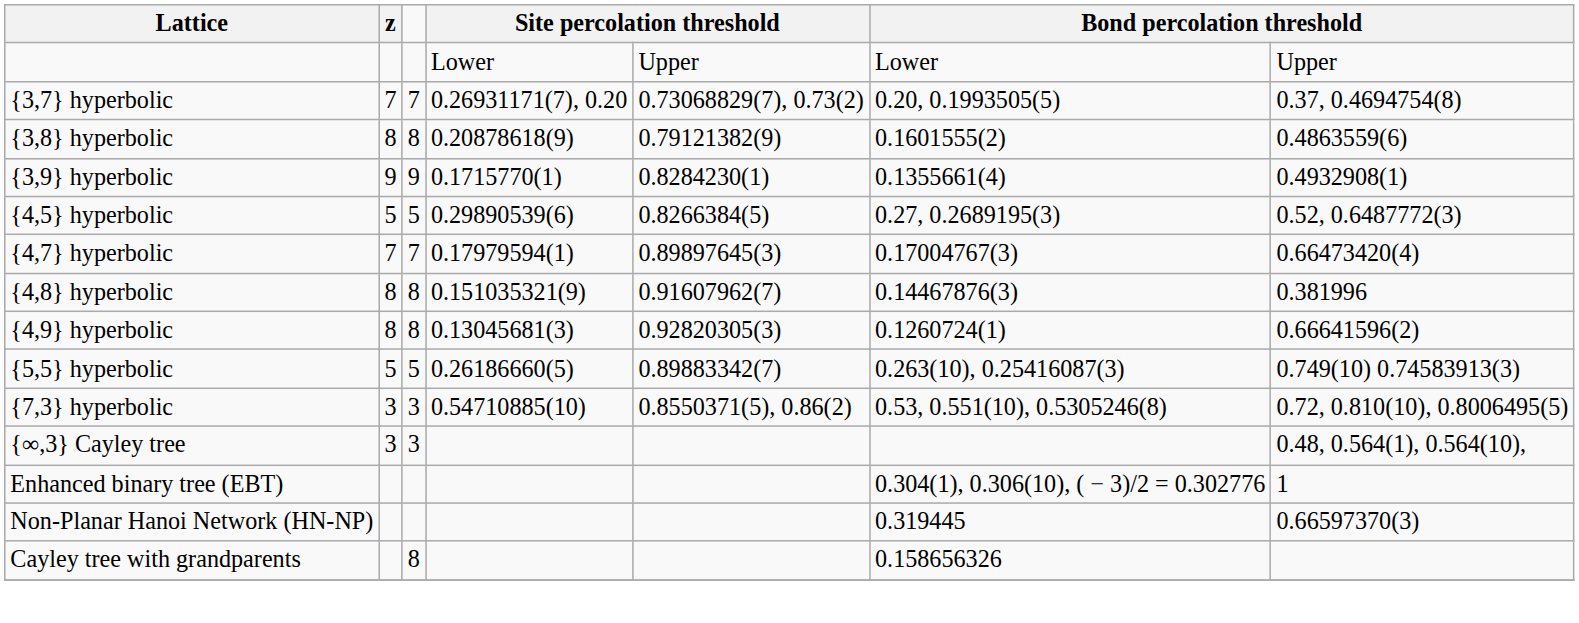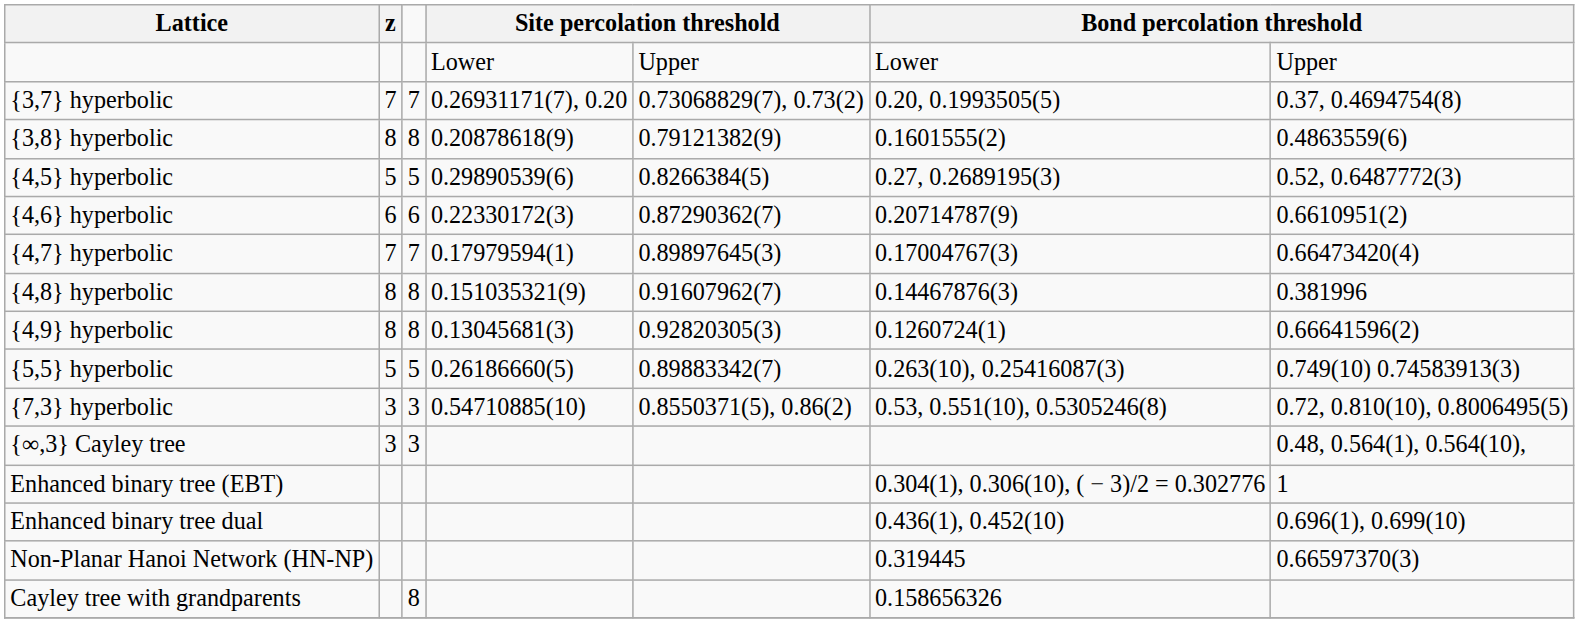- row: (92, 176)
+ row: (92, 215)
+ row: (137, 521)
